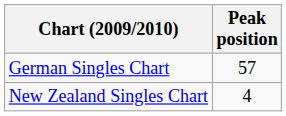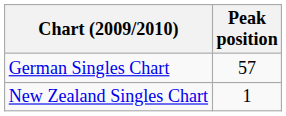(247, 96) 4 -> (247, 96) 1
